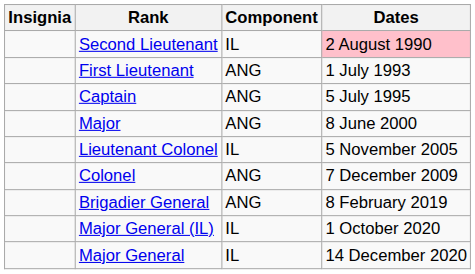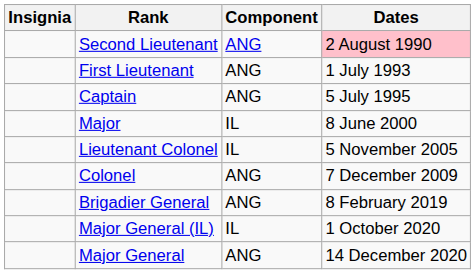(232, 44) IL -> (243, 44) ANG
(243, 123) ANG -> (232, 123) IL
(232, 255) IL -> (243, 255) ANG
